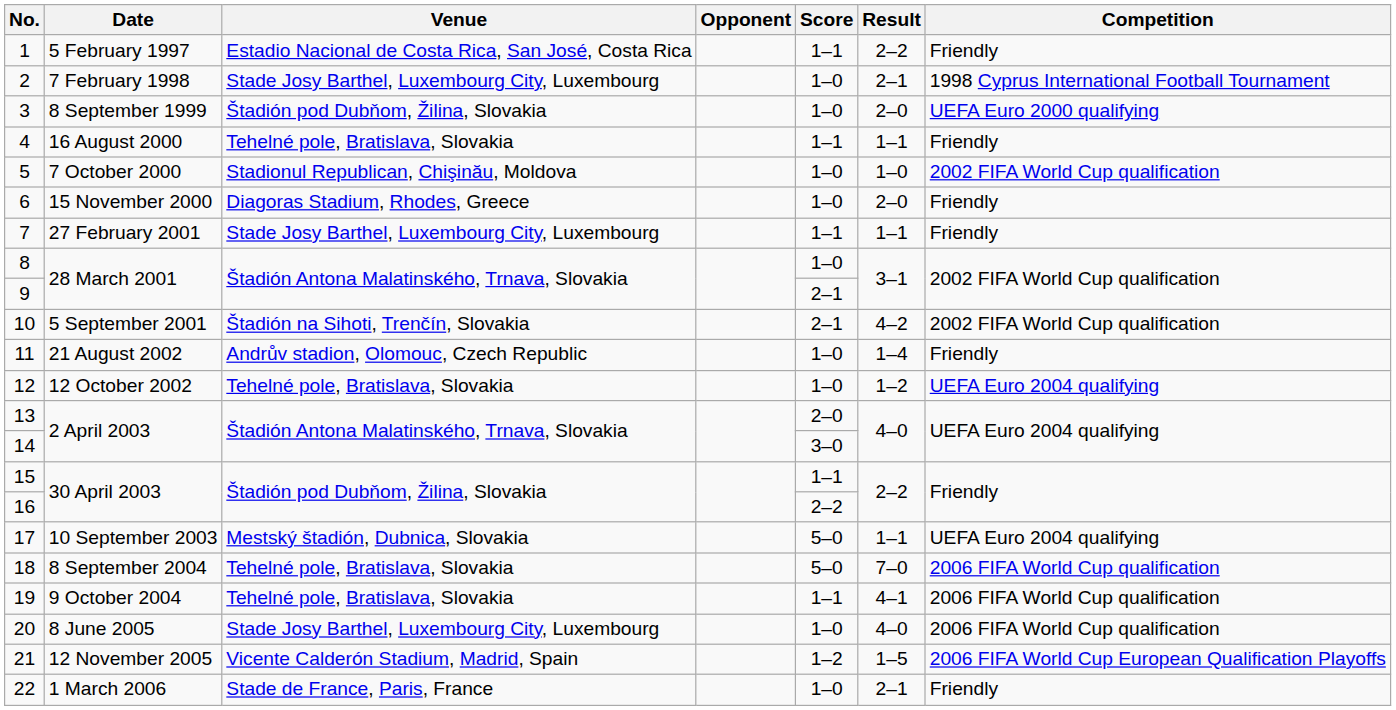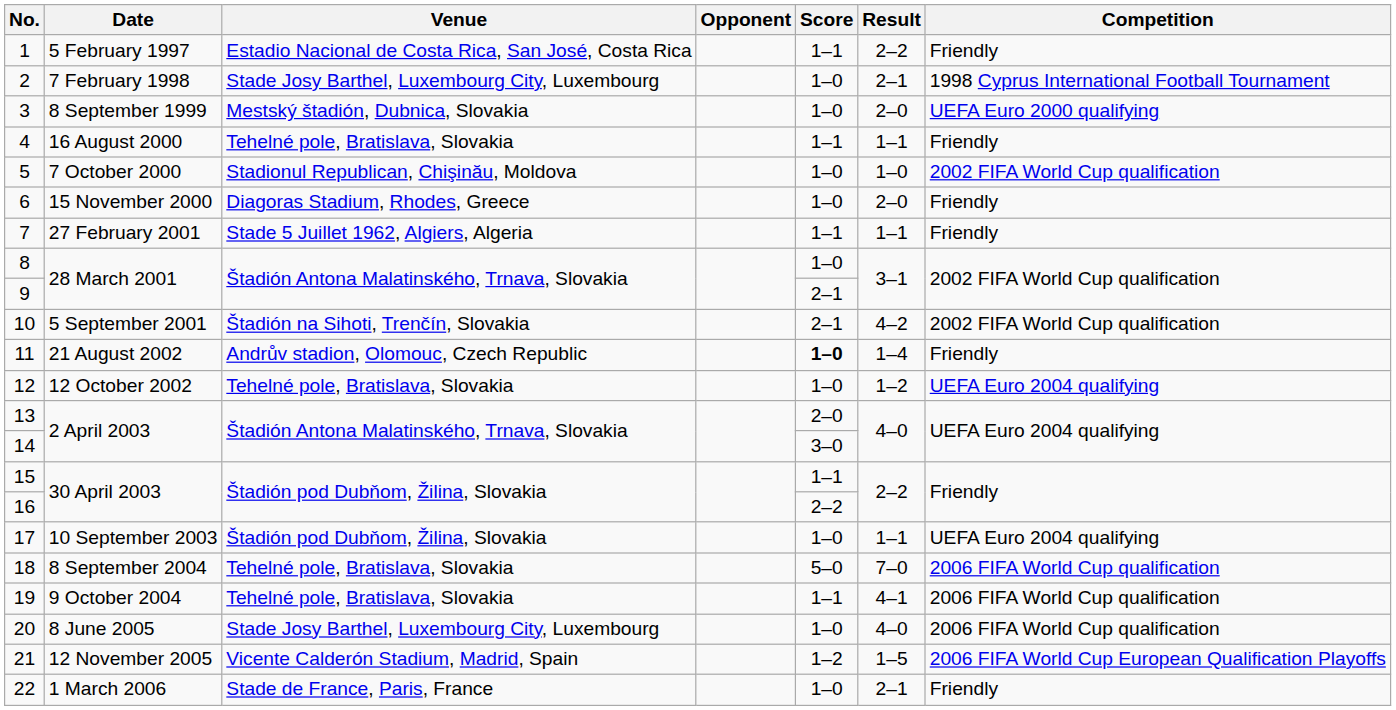(386, 111) Štadión pod Dubňom, Žilina, Slovakia -> (377, 111) Mestský štadión, Dubnica, Slovakia
(443, 232) Stade Josy Barthel, Luxembourg City, Luxembourg -> (379, 232) Stade 5 Juillet 1962, Algiers, Algeria
(827, 354) normal -> (827, 354) bold
(377, 537) Mestský štadión, Dubnica, Slovakia -> (386, 537) Štadión pod Dubňom, Žilina, Slovakia
(827, 537) 5–0 -> (827, 537) 1–0
